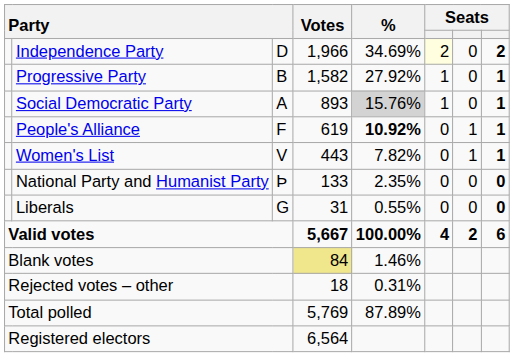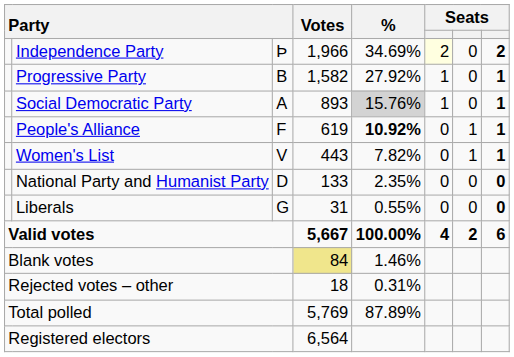(282, 51) D -> (282, 51) Þ
(282, 181) Þ -> (282, 181) D
